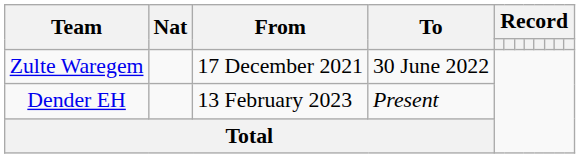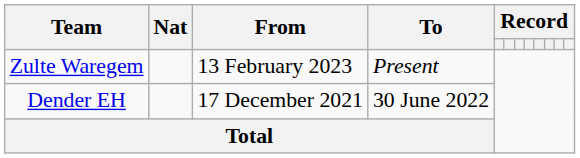(280, 66) 17 December 2021 -> (275, 66) 13 February 2023
(431, 66) 30 June 2022 -> (406, 66) Present
(275, 100) 13 February 2023 -> (280, 100) 17 December 2021
(406, 100) Present -> (431, 100) 30 June 2022
